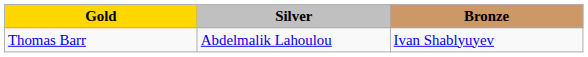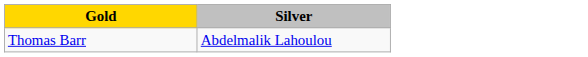- column: (487, 16)
